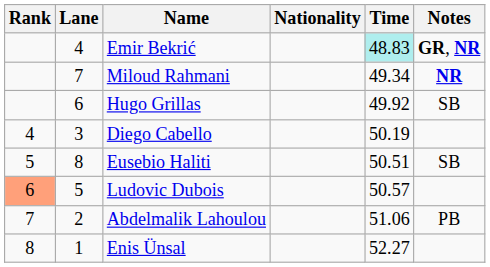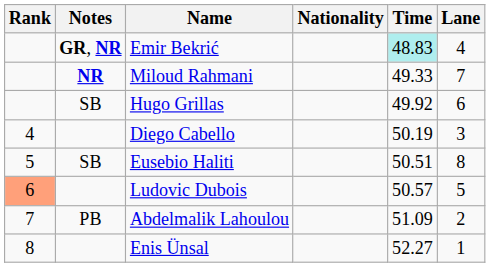columns swapped: (79, 18) <-> (449, 18)
(389, 76) 49.34 -> (412, 76) 49.33
(389, 219) 51.06 -> (412, 219) 51.09
